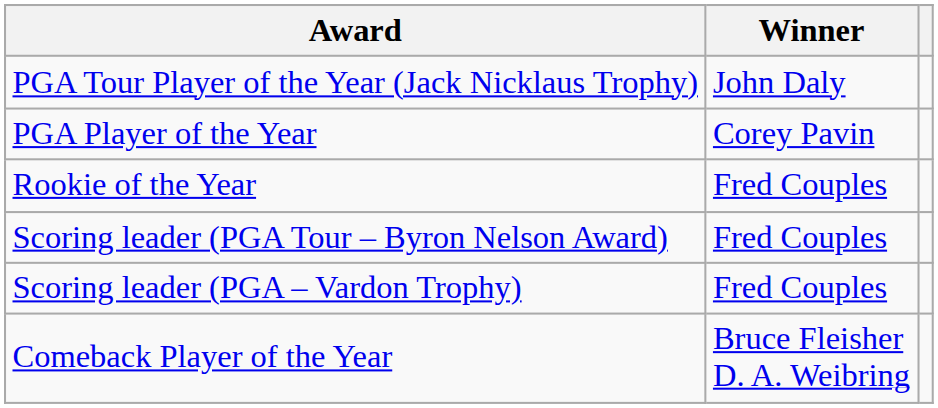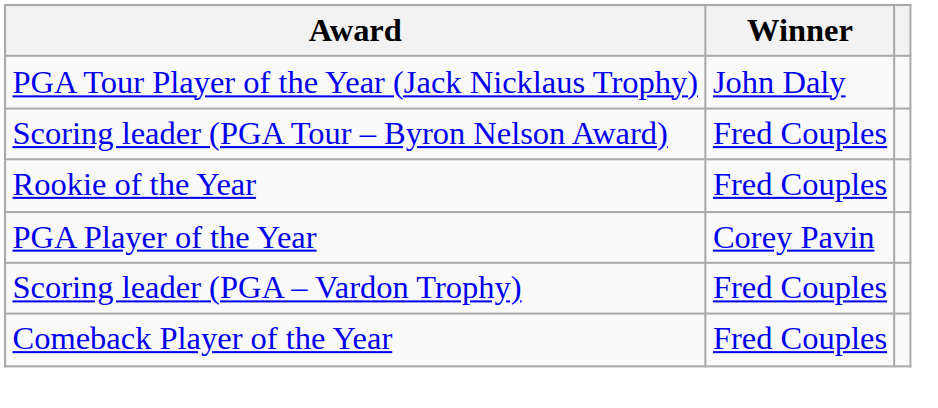rows swapped: (165, 133) <-> (340, 236)
(811, 357) Bruce Fleisher D. A. Weibring -> (800, 339) Fred Couples
